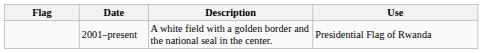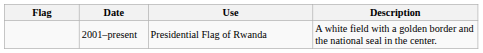columns swapped: (395, 12) <-> (231, 12)
